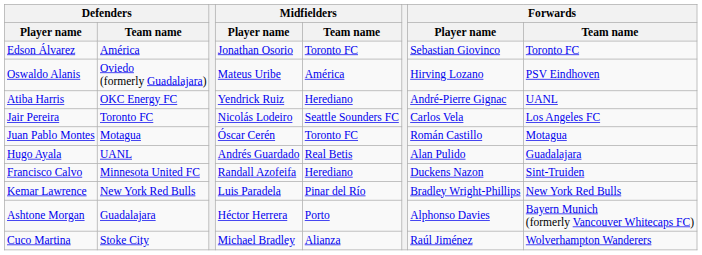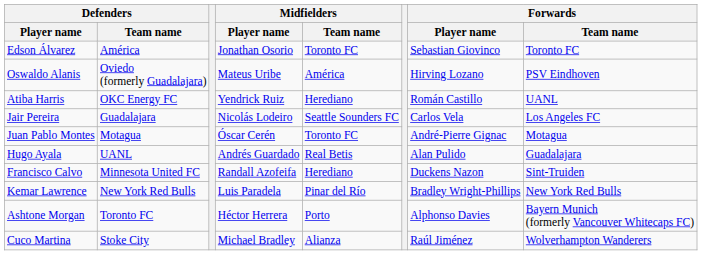(458, 99) André-Pierre Gignac -> (446, 99) Román Castillo
(127, 117) Toronto FC -> (128, 117) Guadalajara
(446, 136) Román Castillo -> (458, 136) André-Pierre Gignac
(128, 215) Guadalajara -> (127, 215) Toronto FC
